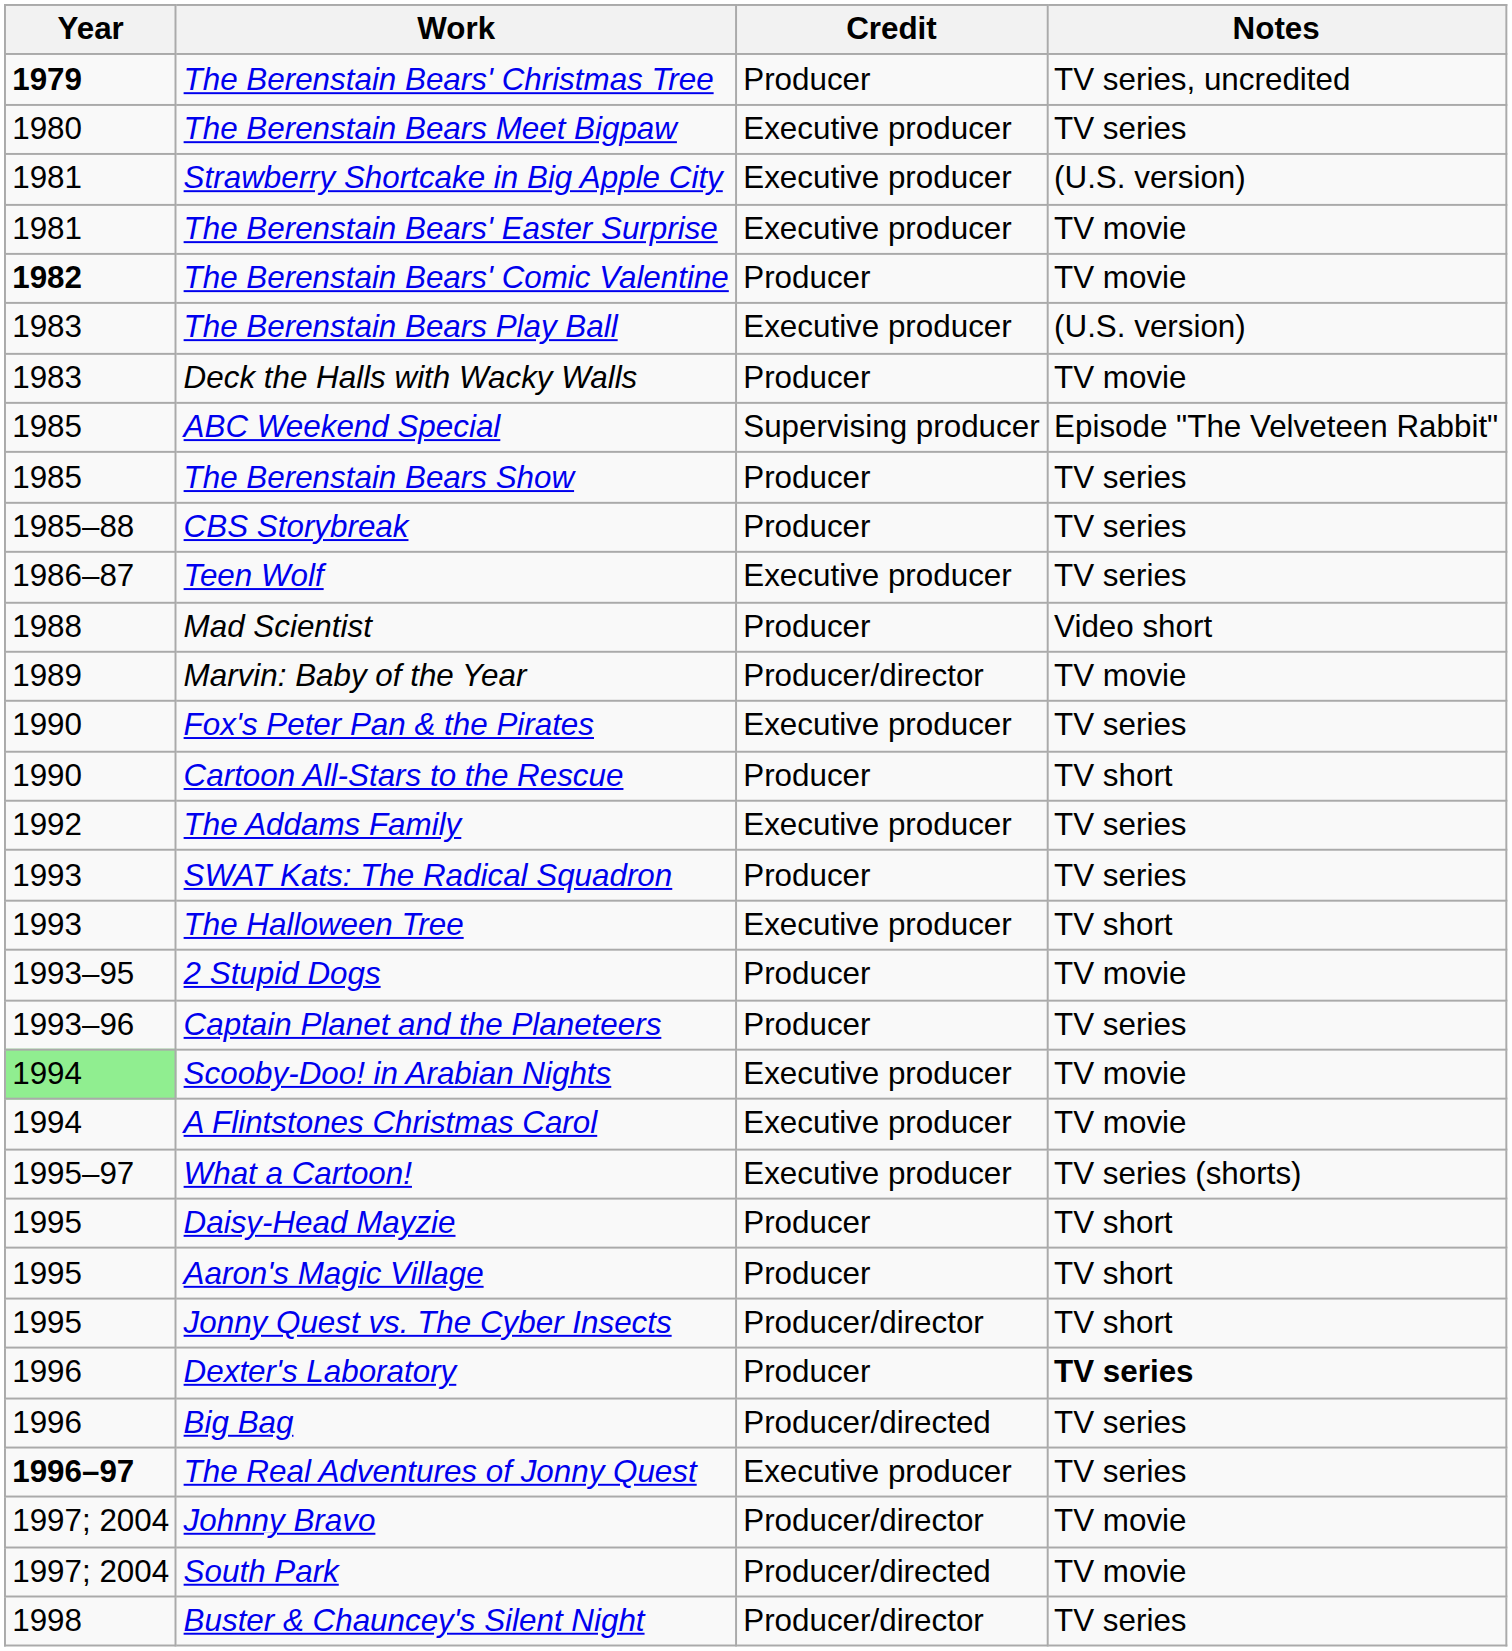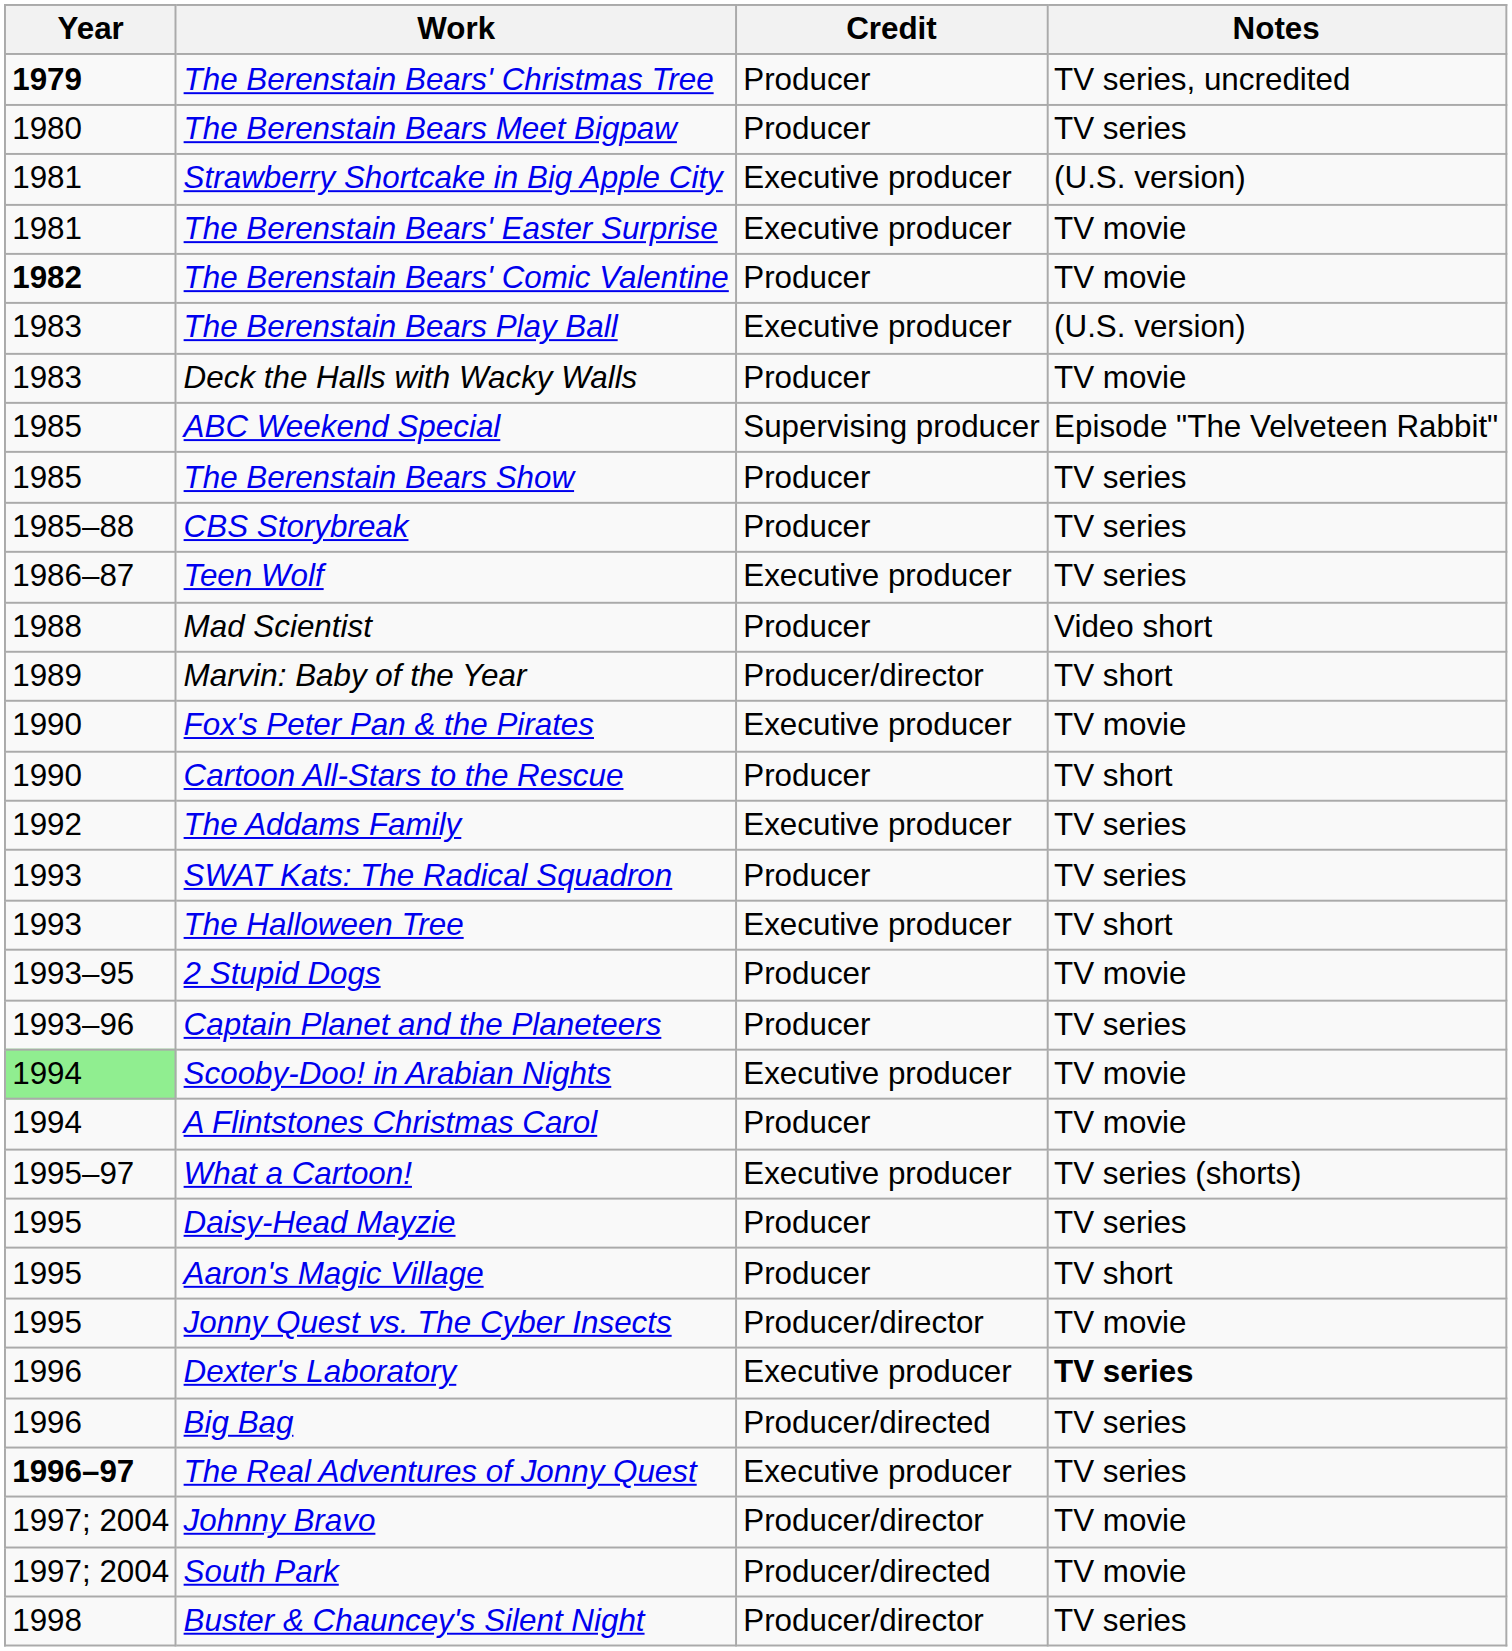(877, 128) Executive producer -> (807, 128) Producer
(1120, 675) TV movie -> (1113, 675) TV short
(1120, 725) TV series -> (1120, 725) TV movie
(877, 1123) Executive producer -> (807, 1123) Producer
(1113, 1223) TV short -> (1120, 1223) TV series
(1113, 1322) TV short -> (1120, 1322) TV movie
(807, 1372) Producer -> (877, 1372) Executive producer
